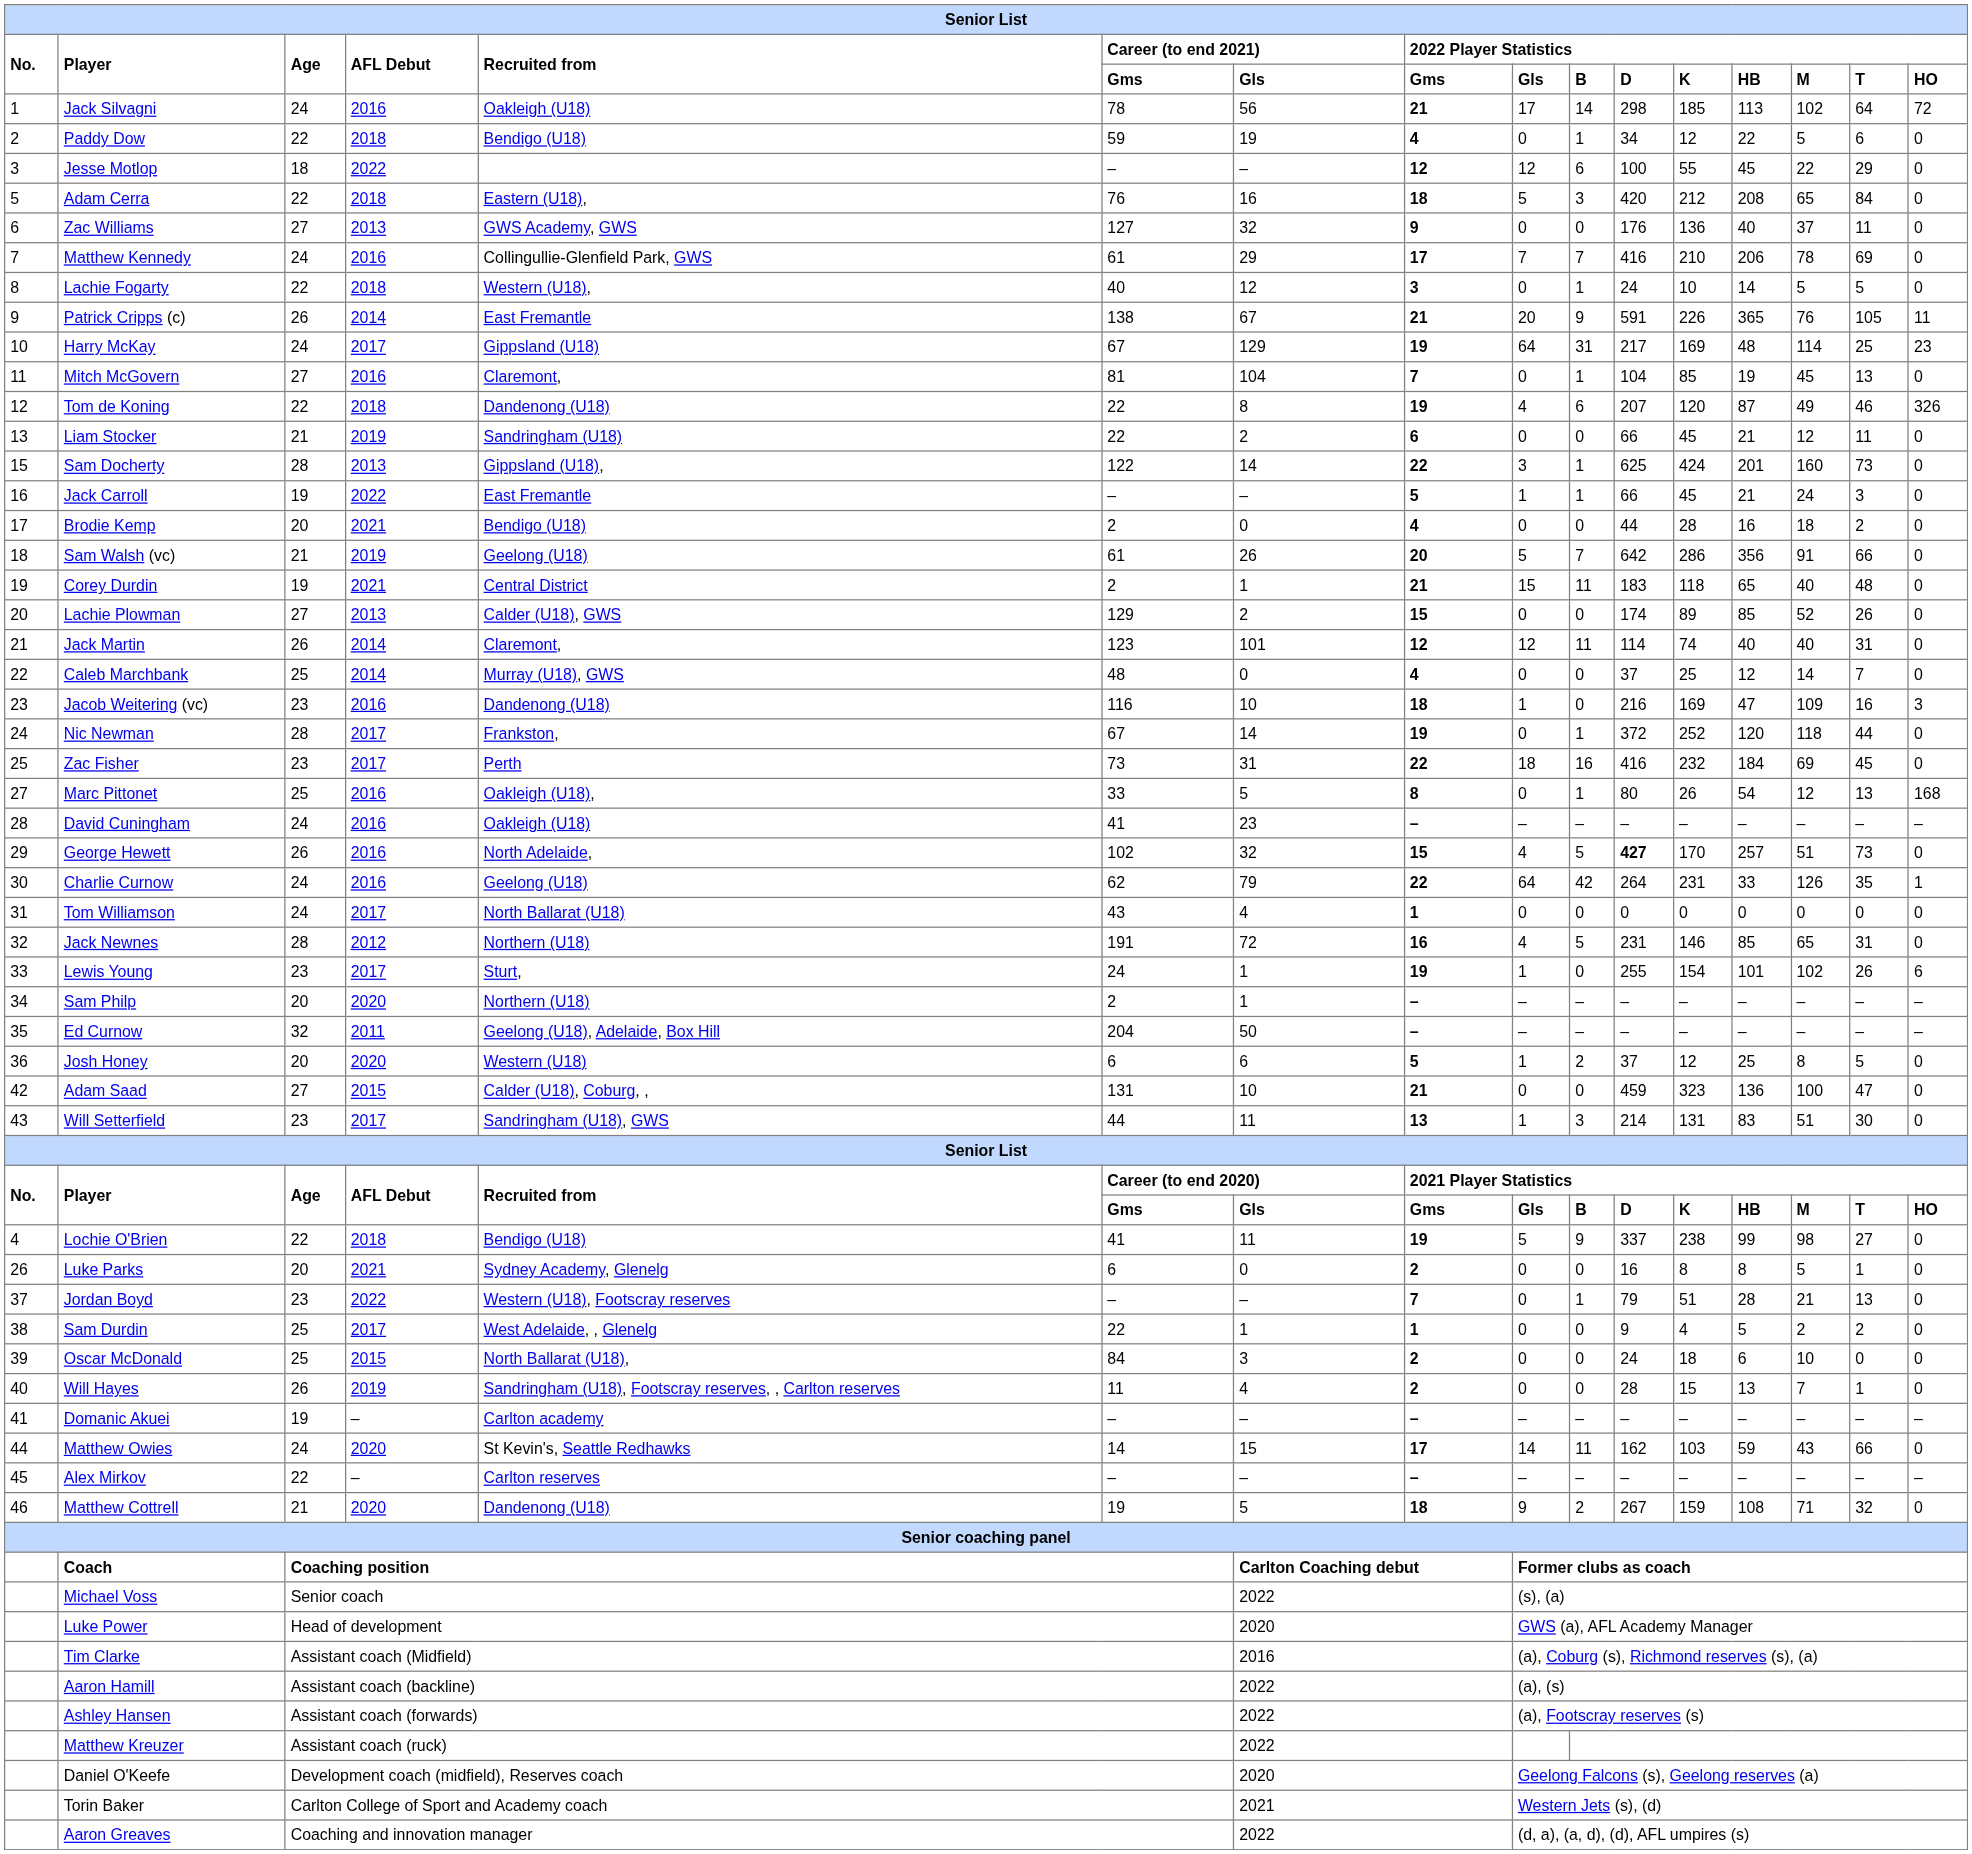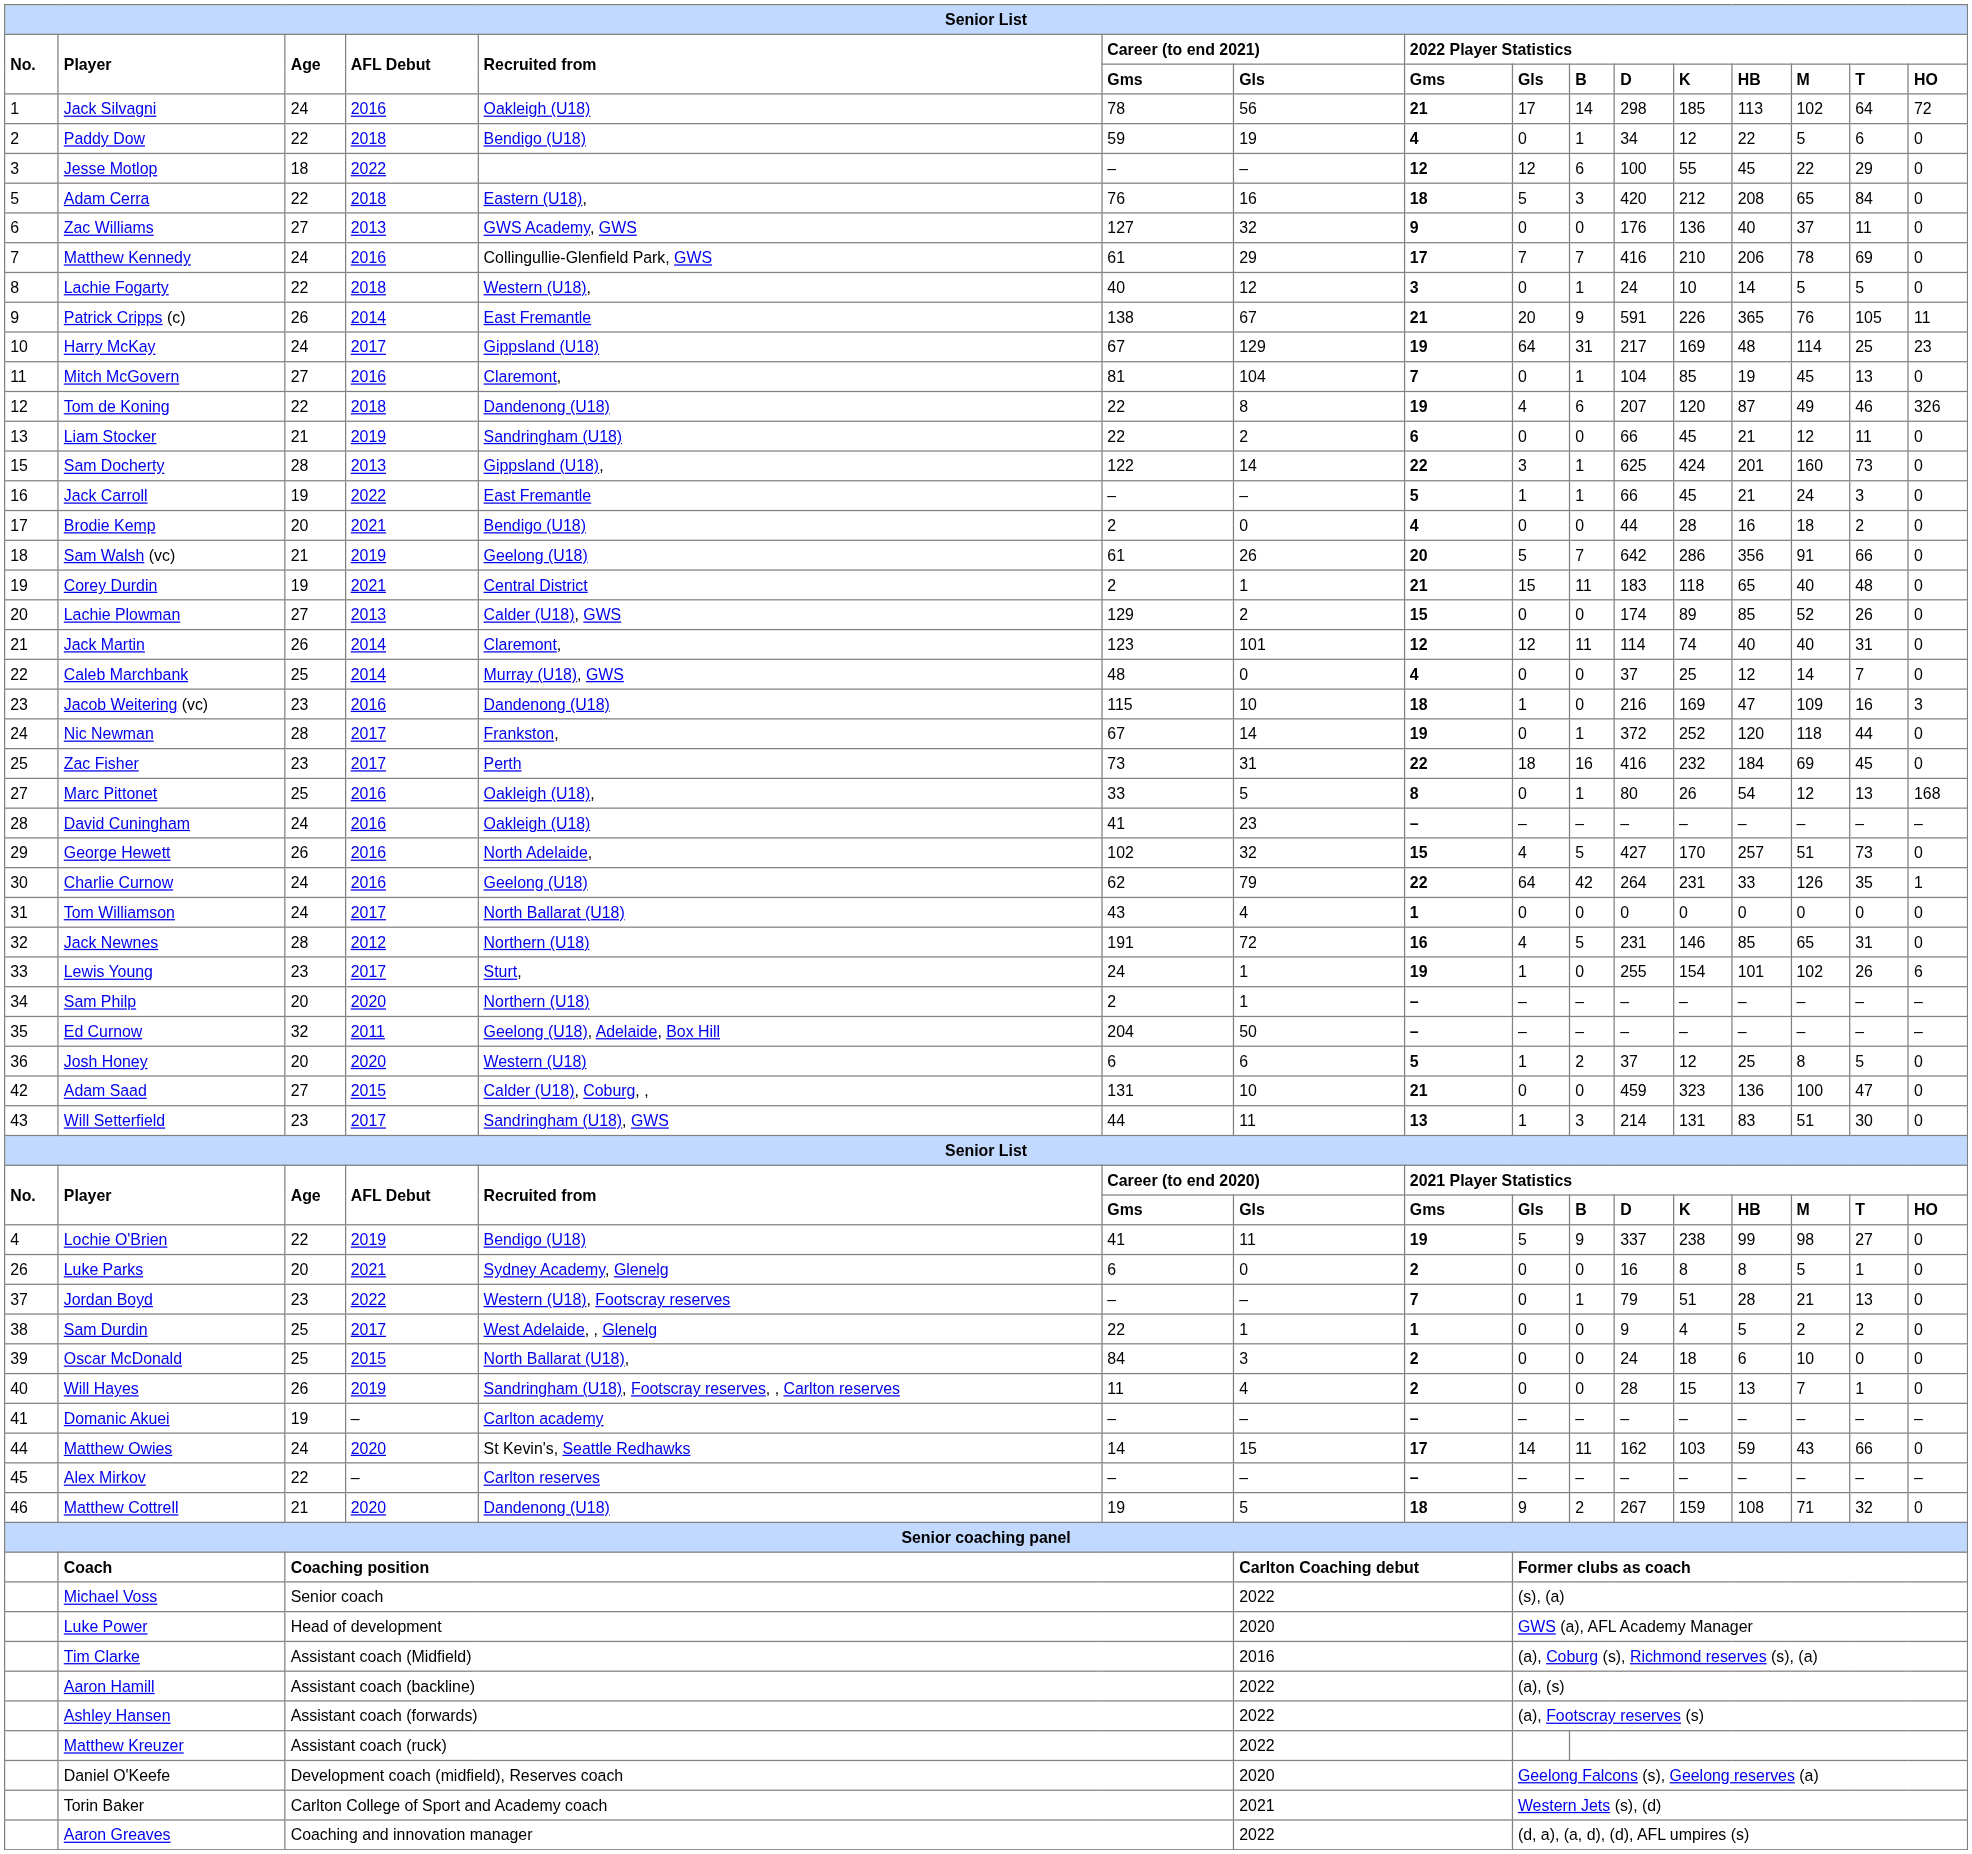(1120, 704) 116 -> (1120, 704) 115
(1633, 853) bold -> (1633, 853) normal
(368, 1240) 2018 -> (368, 1240) 2019
